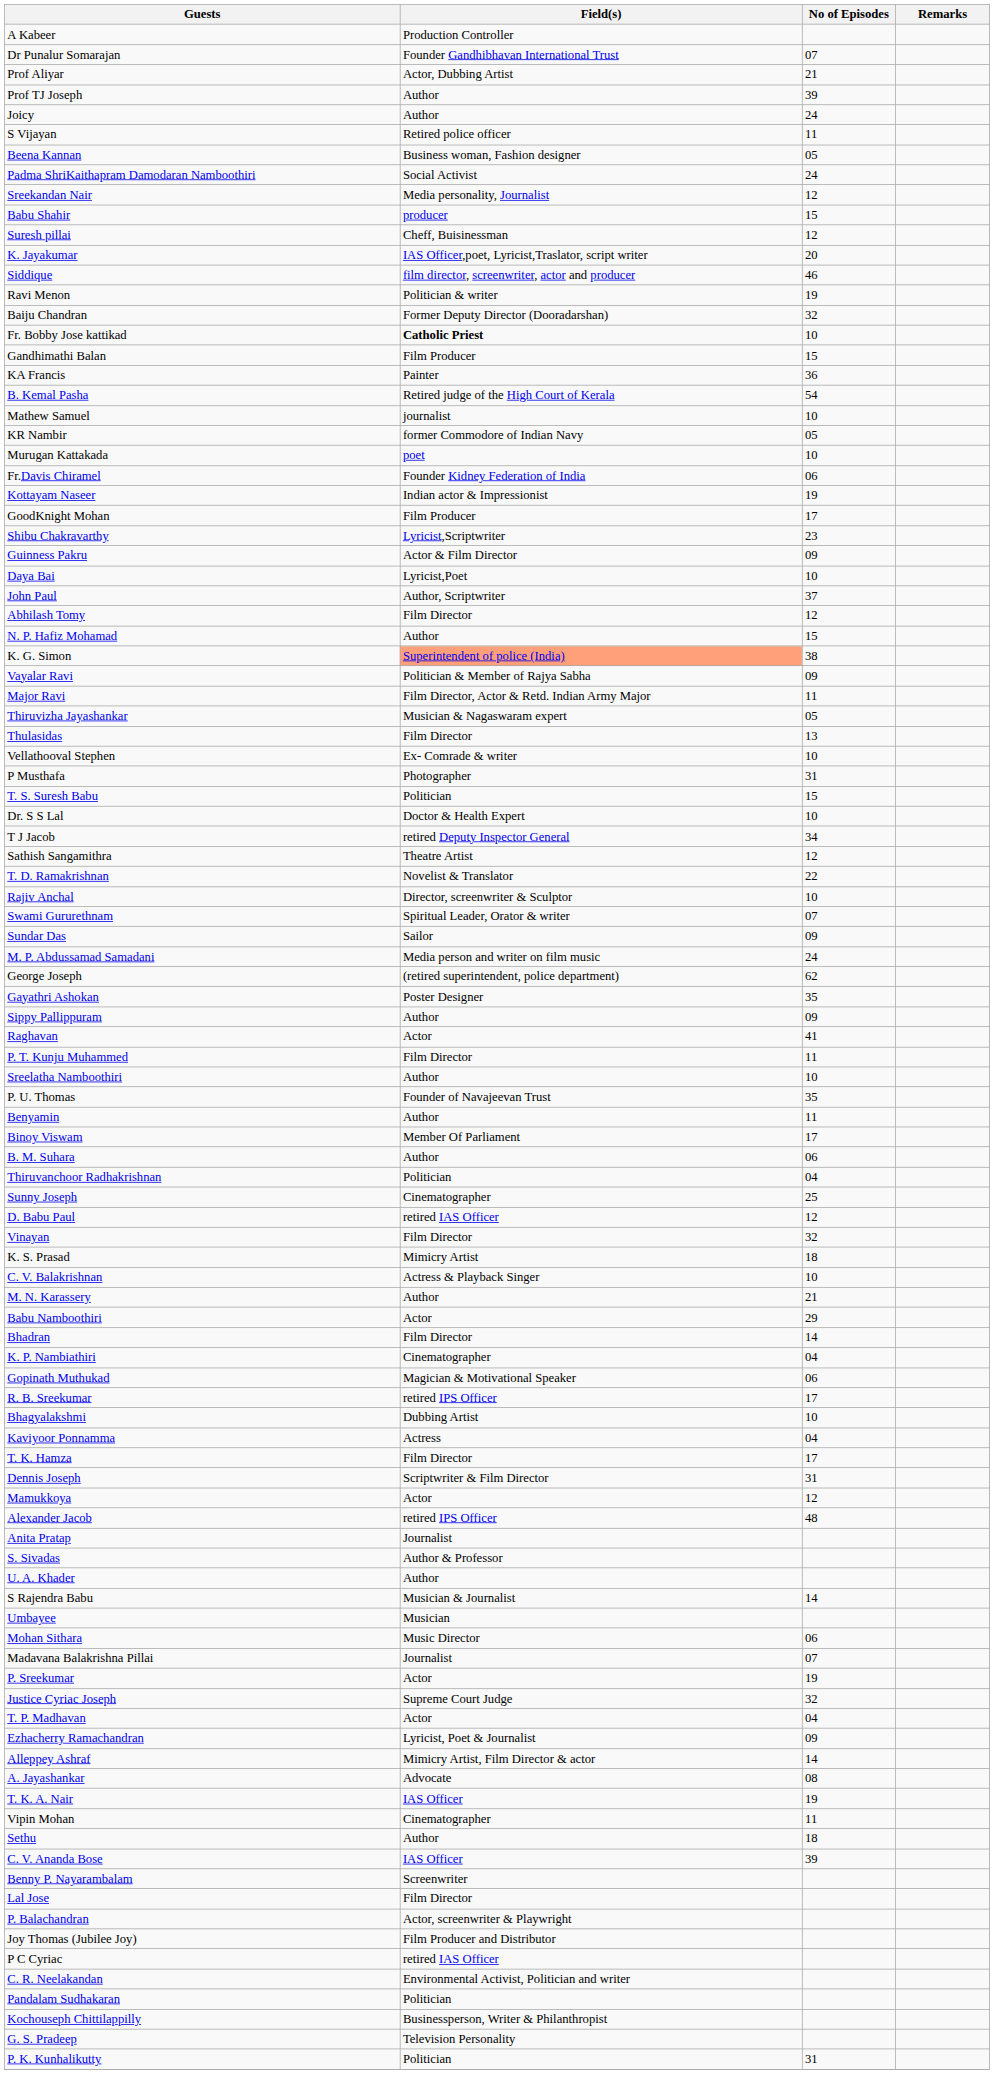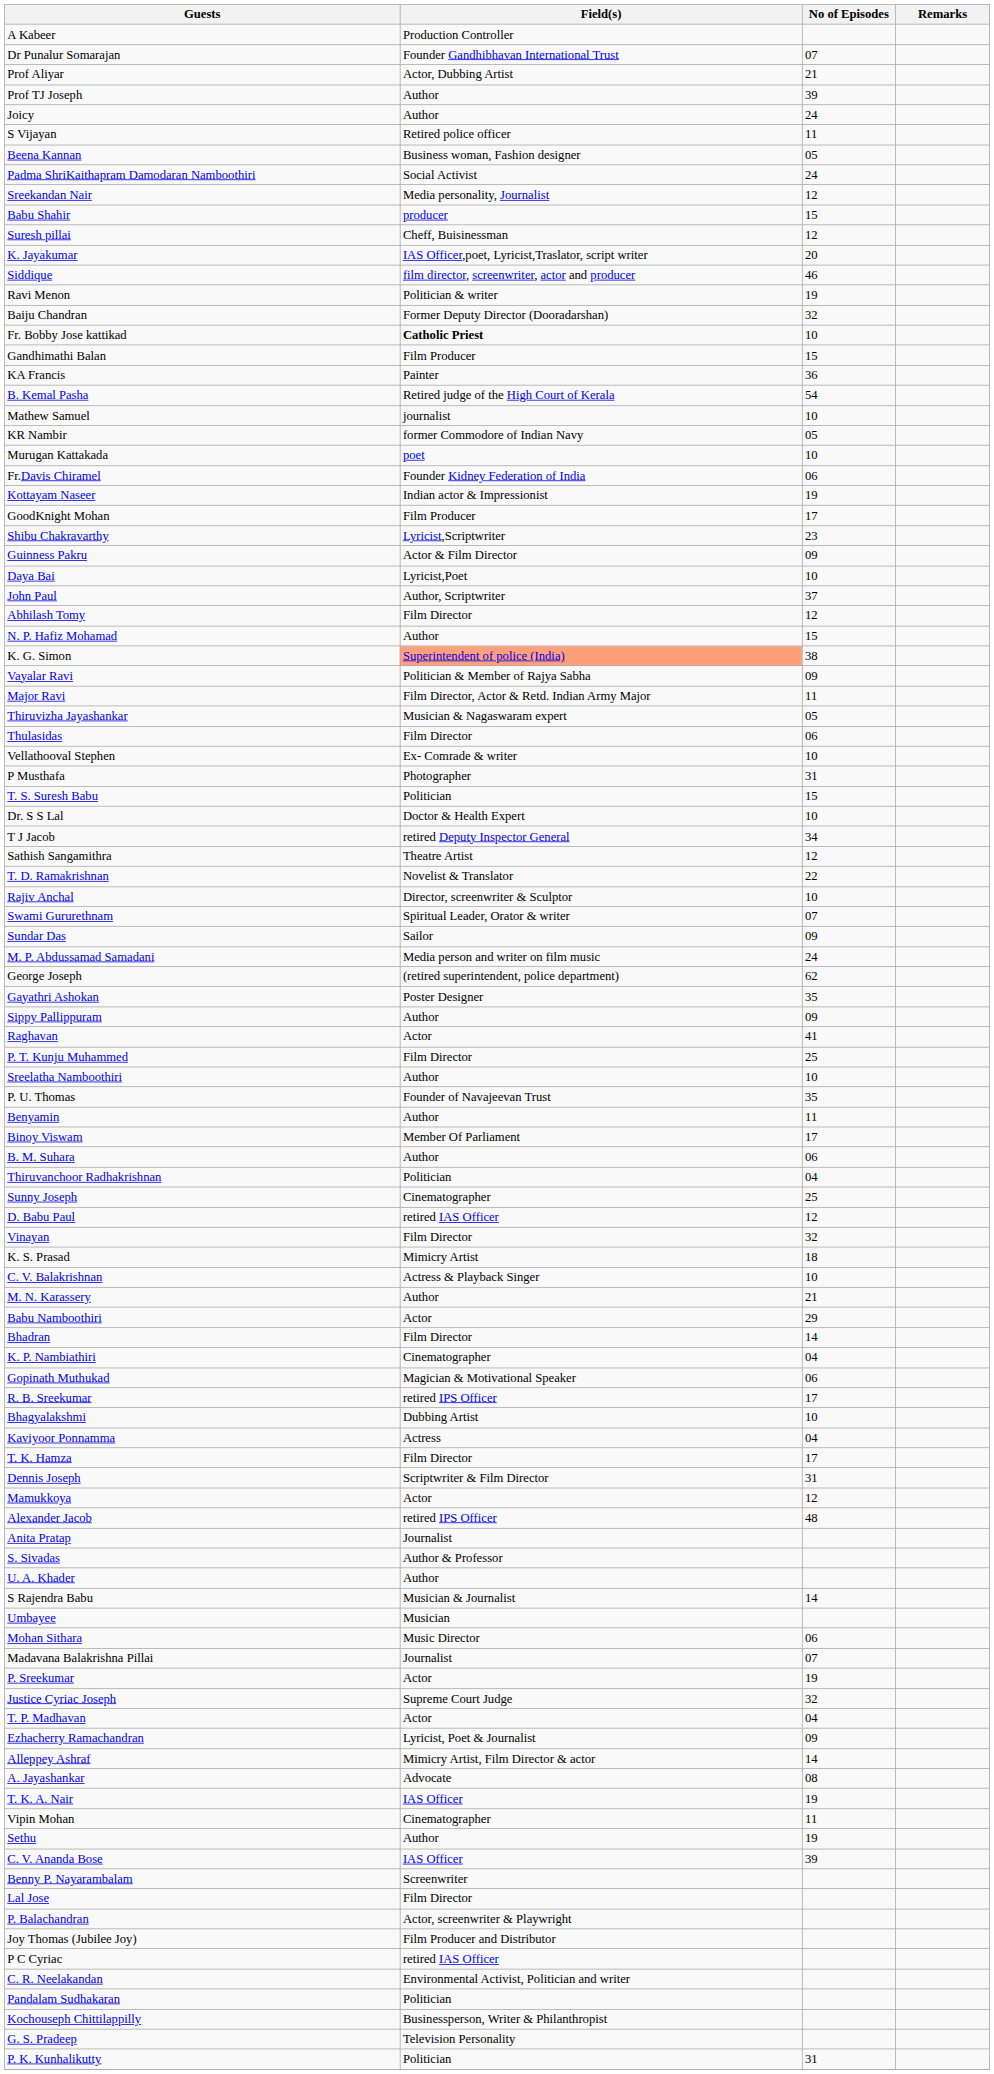(811, 736) 13 -> (811, 736) 06
(811, 1056) 11 -> (811, 1056) 25
(811, 1838) 18 -> (811, 1838) 19
